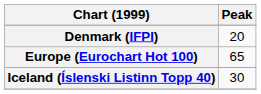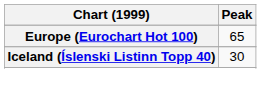- row: (111, 36)
